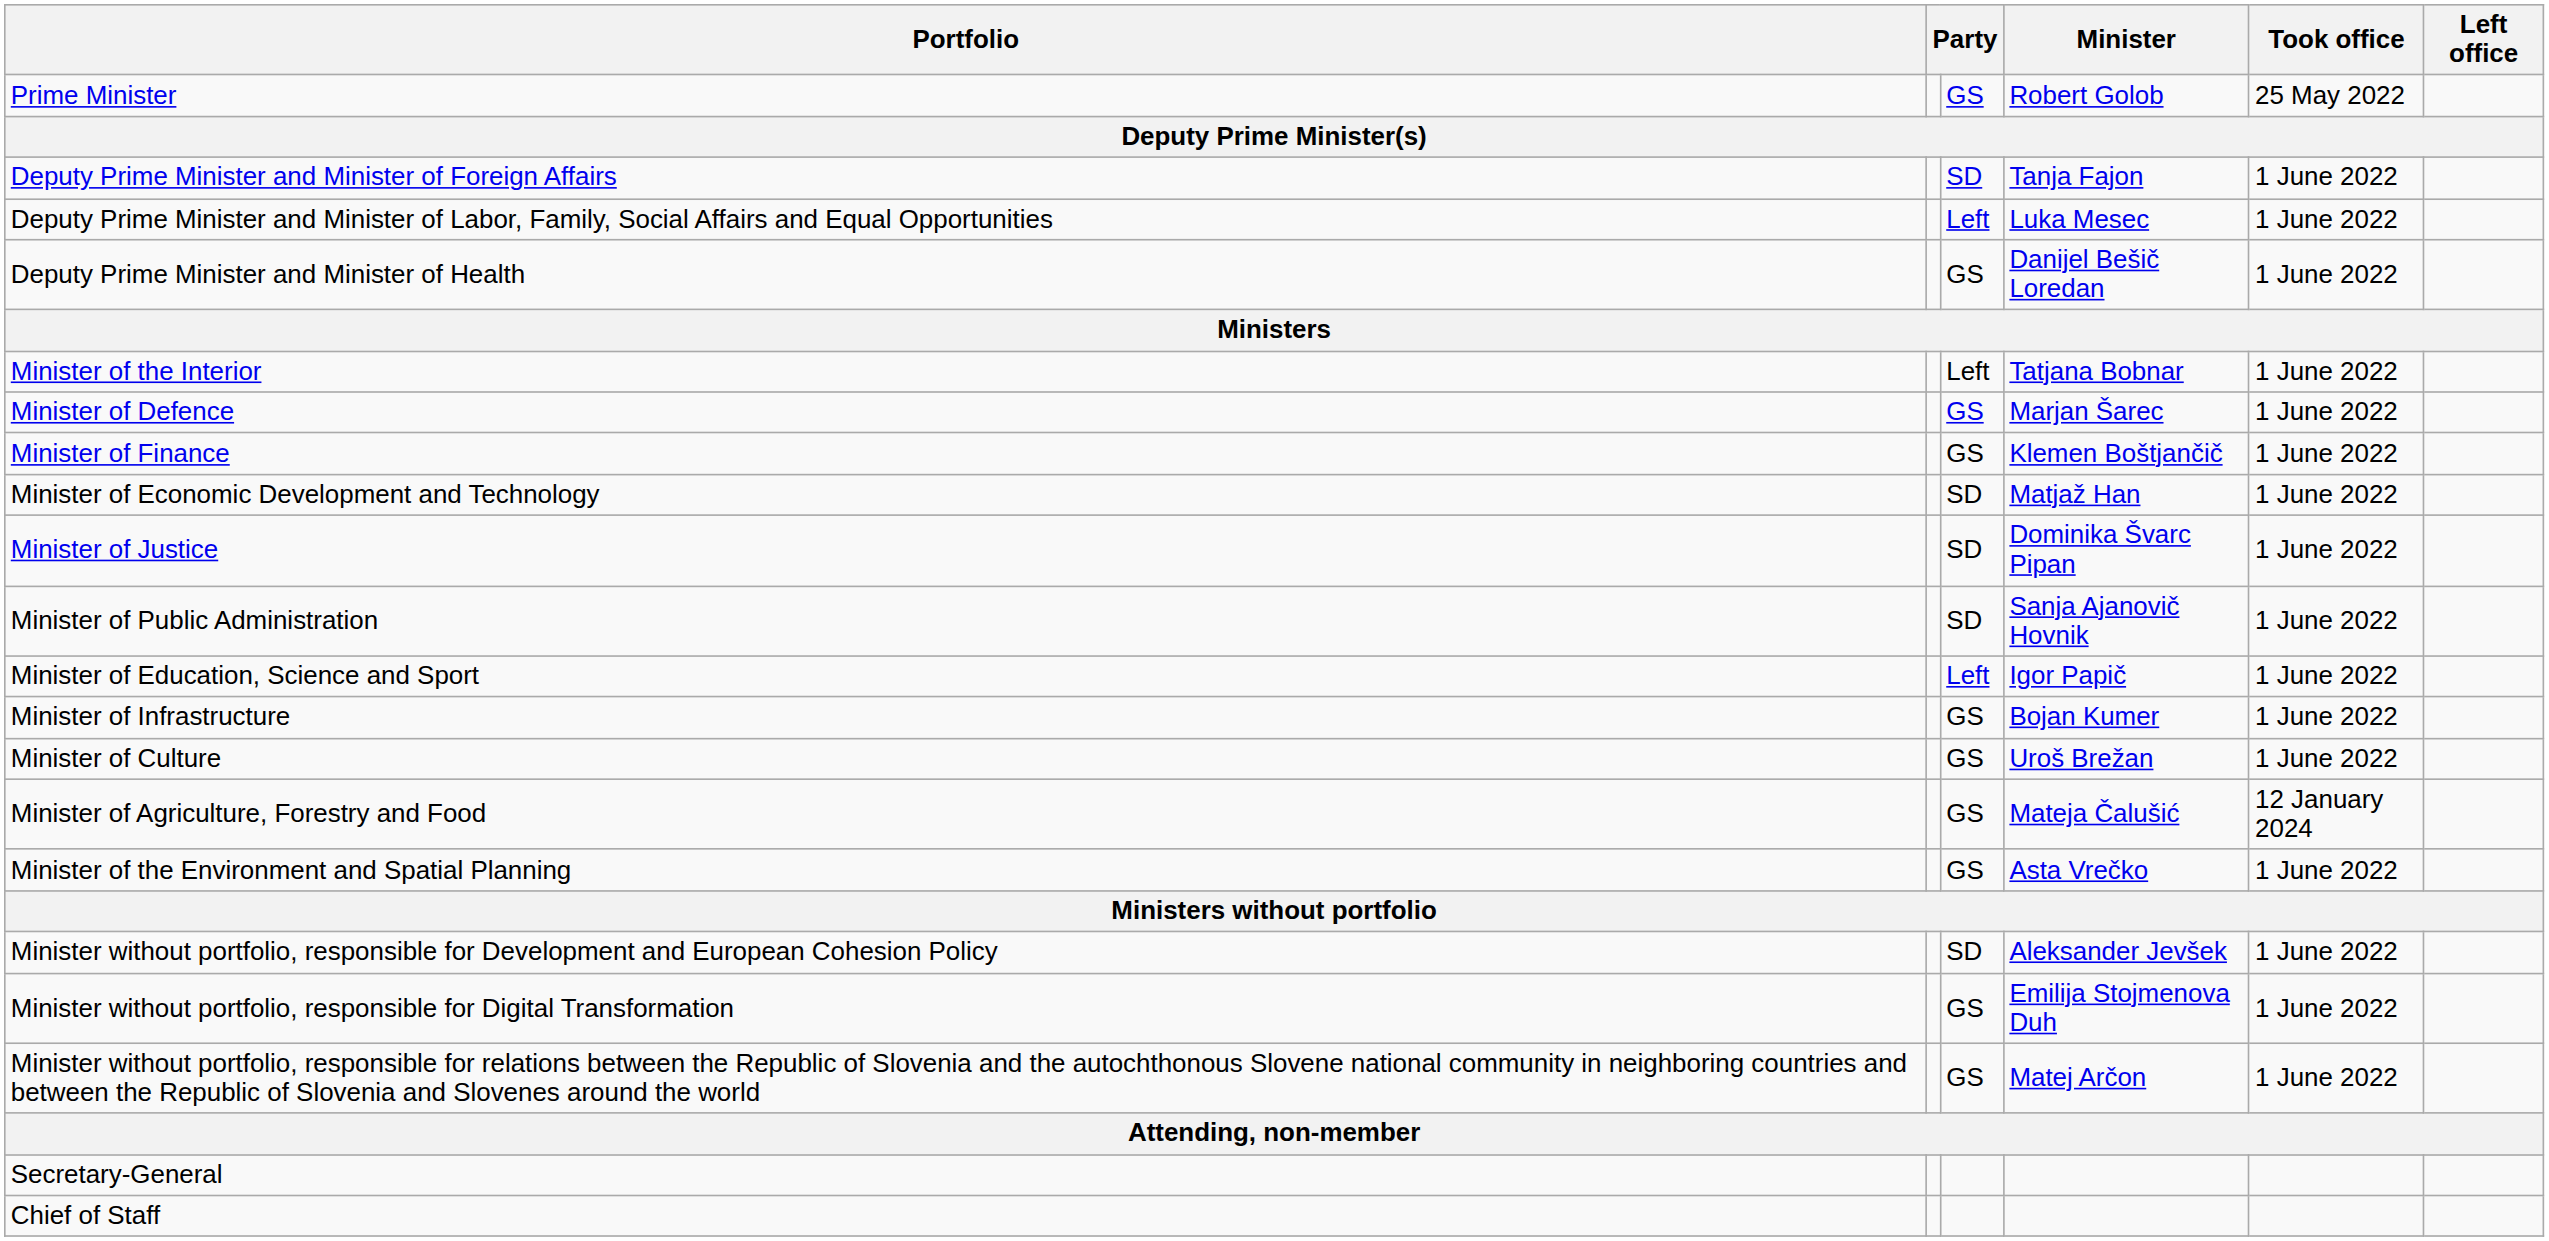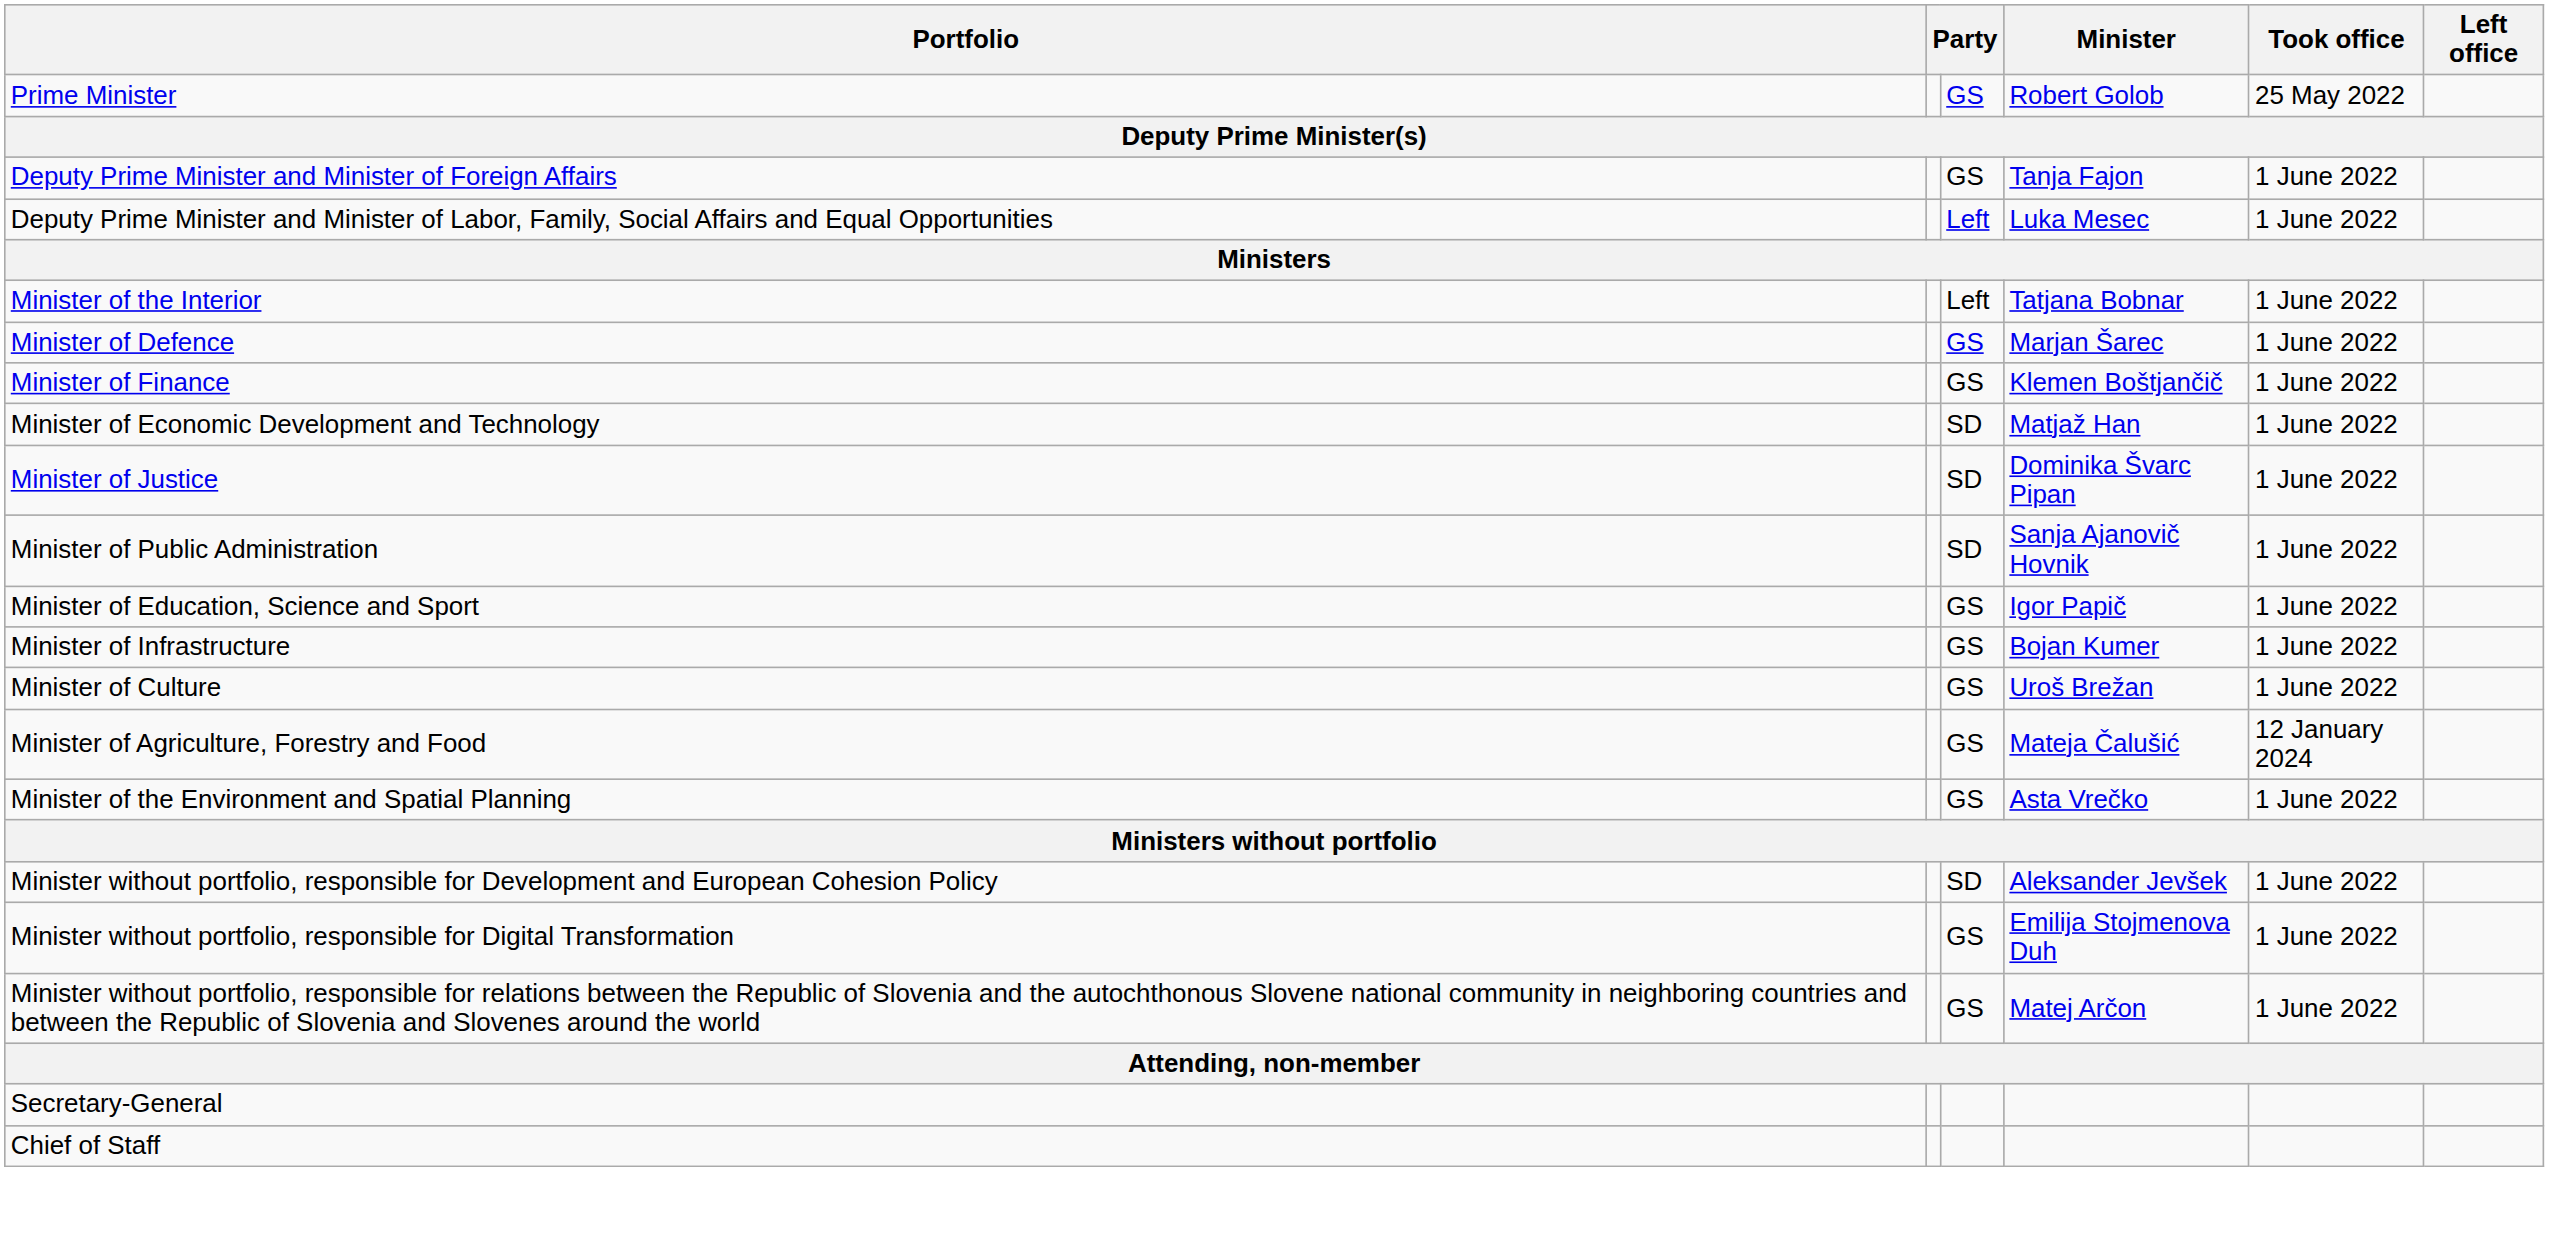(1964, 177) SD -> (1965, 177) GS
- row: (268, 274)
(1968, 676) Left -> (1965, 605) GS
